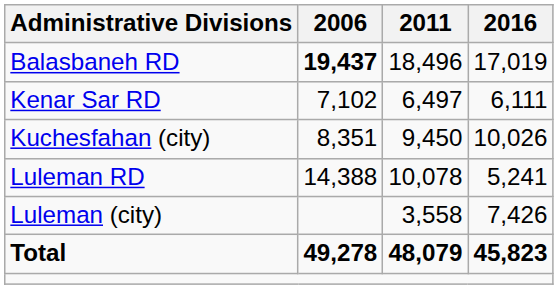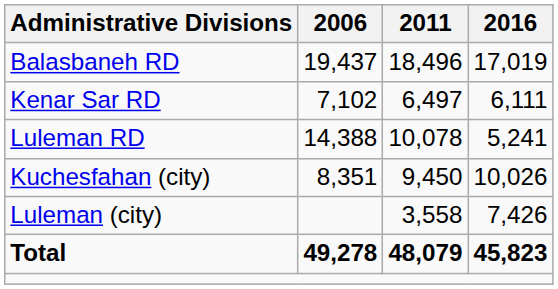(340, 61) bold -> (340, 61) normal
rows swapped: (77, 176) <-> (110, 138)
